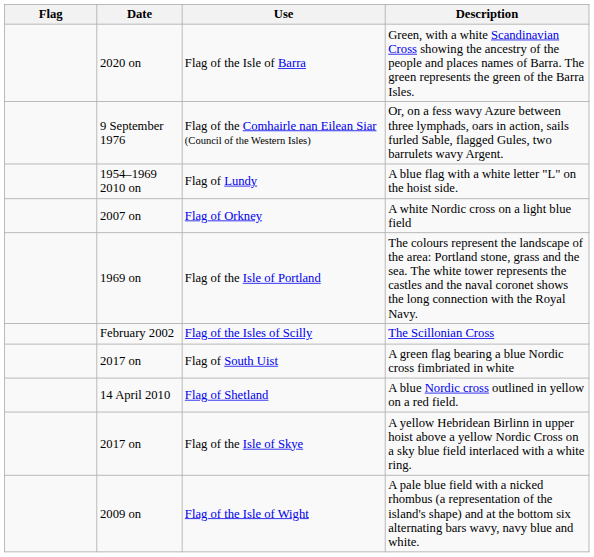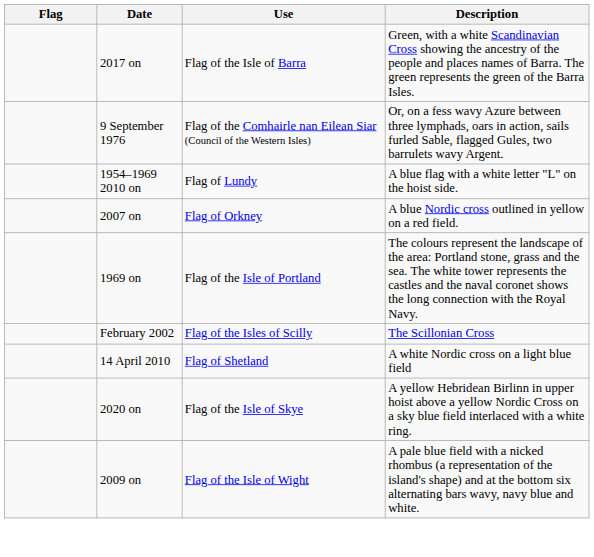(121, 63) 2020 on -> (121, 63) 2017 on
(480, 215) A white Nordic cross on a light blue field -> (486, 215) A blue Nordic cross outlined in yellow on a red field.
- row: (231, 361)
(486, 395) A blue Nordic cross outlined in yellow on a red field. -> (480, 361) A white Nordic cross on a light blue field
(121, 443) 2017 on -> (121, 409) 2020 on
